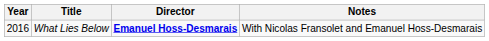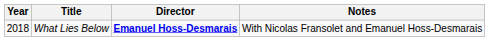(18, 28) 2016 -> (18, 28) 2018
